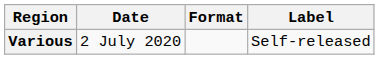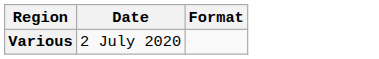- column: (311, 17)
